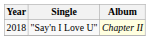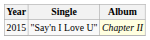(16, 27) 2018 -> (16, 27) 2015
